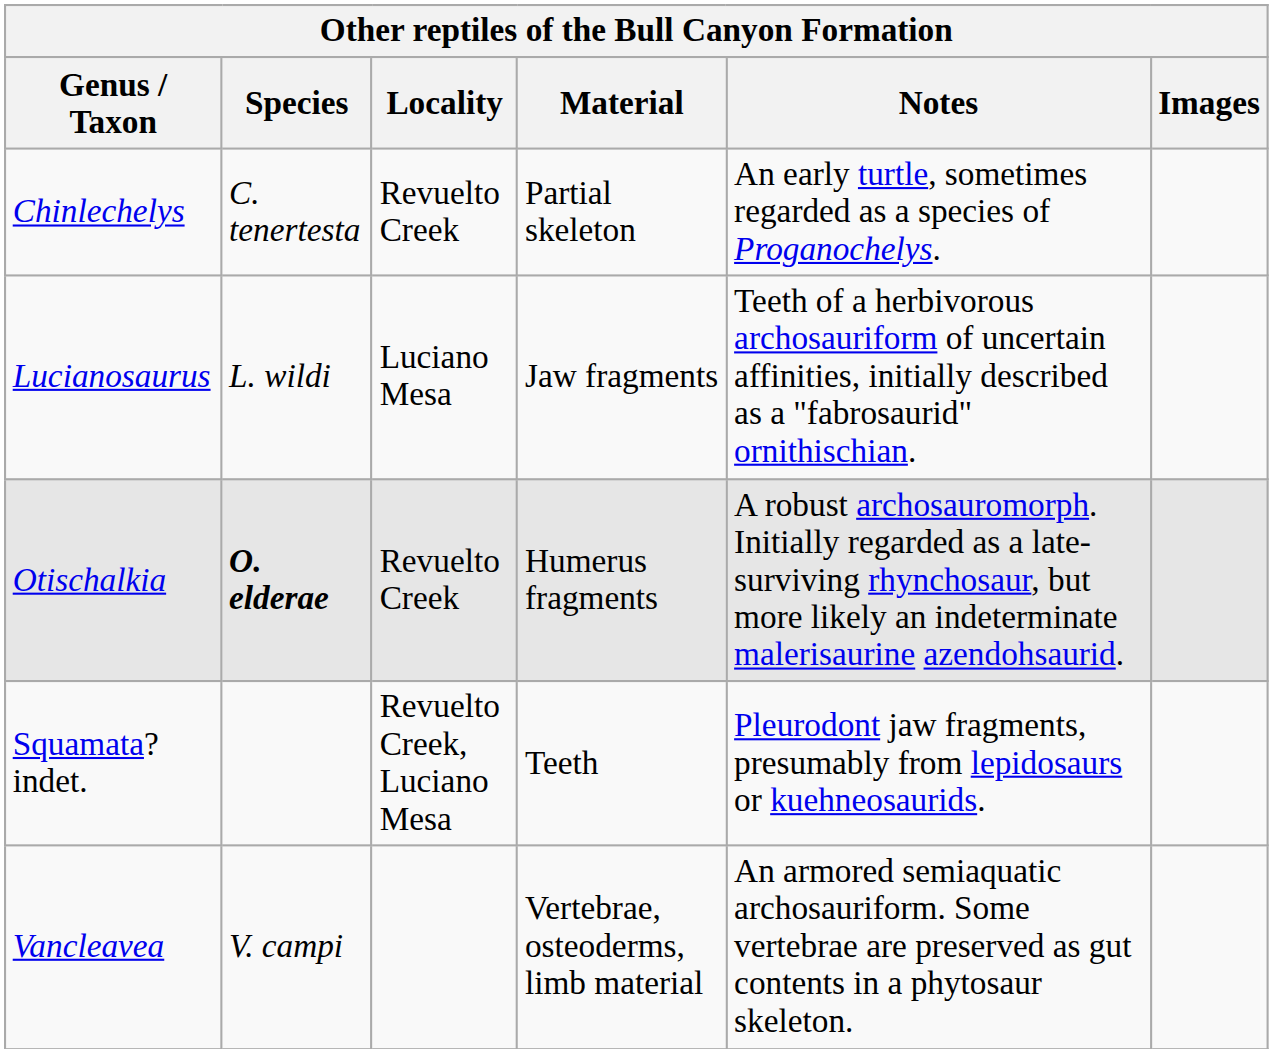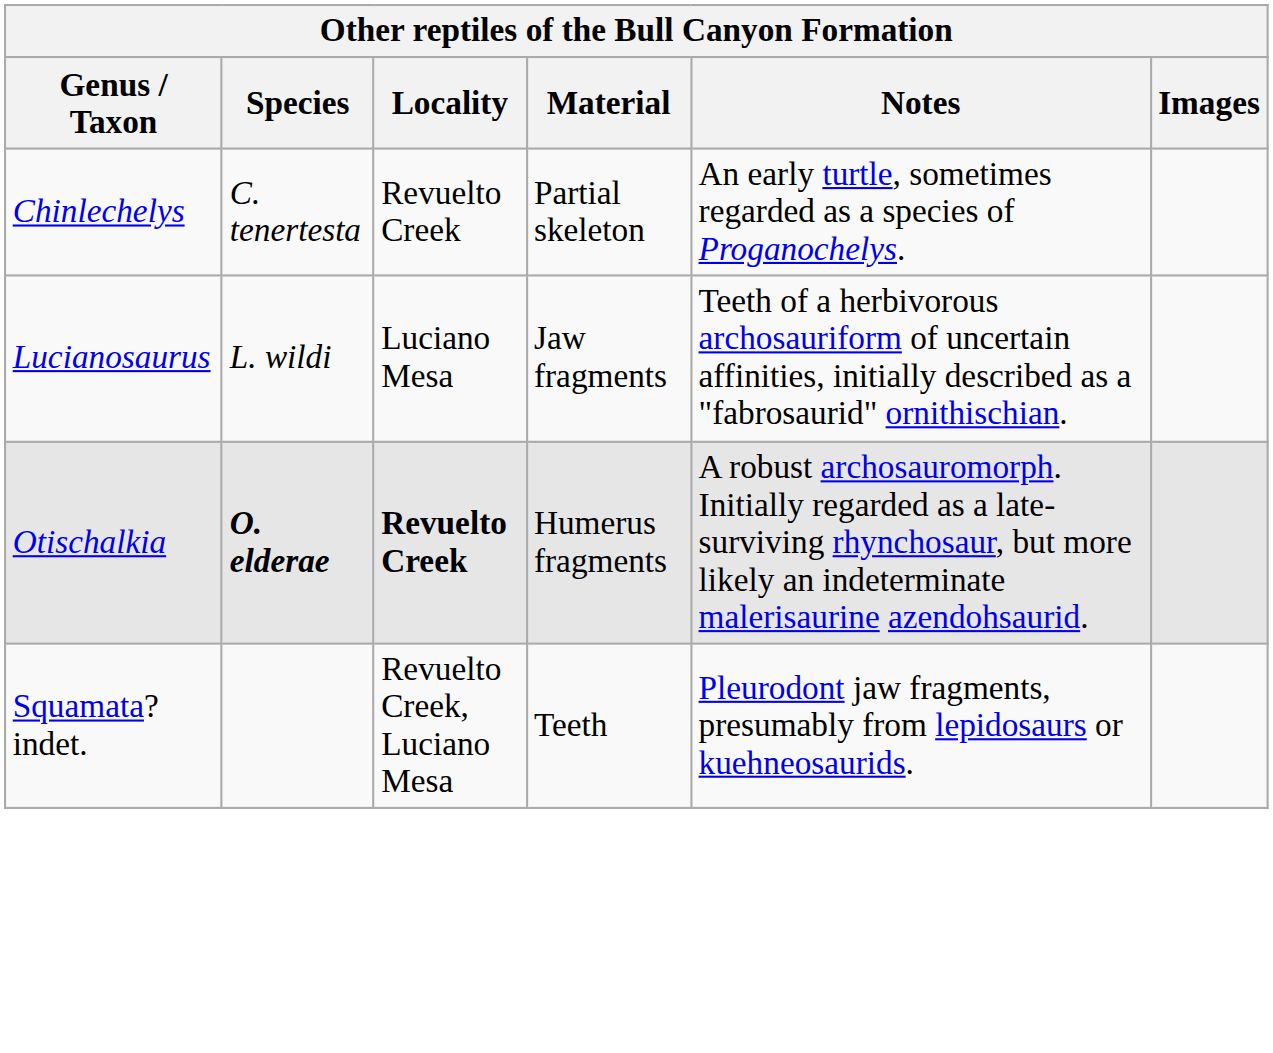(440, 578) normal -> (444, 541) bold
- row: (88, 946)
